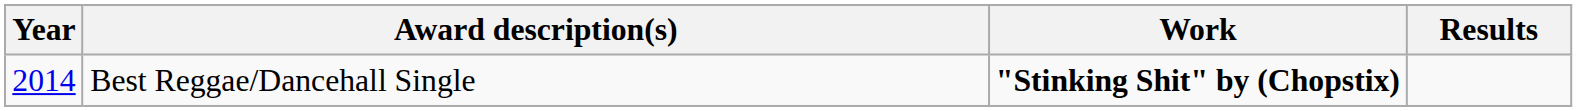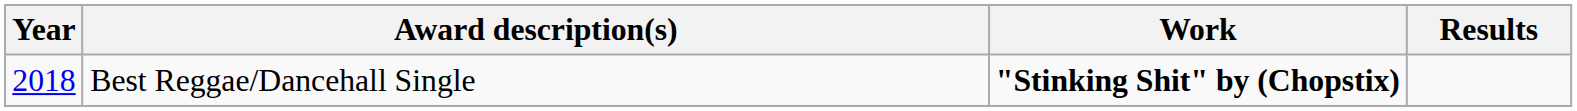(44, 79) 2014 -> (44, 79) 2018
